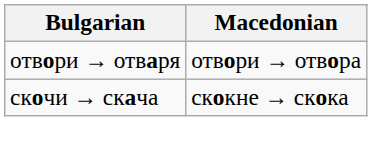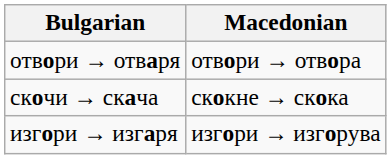+ row: (94, 134)
